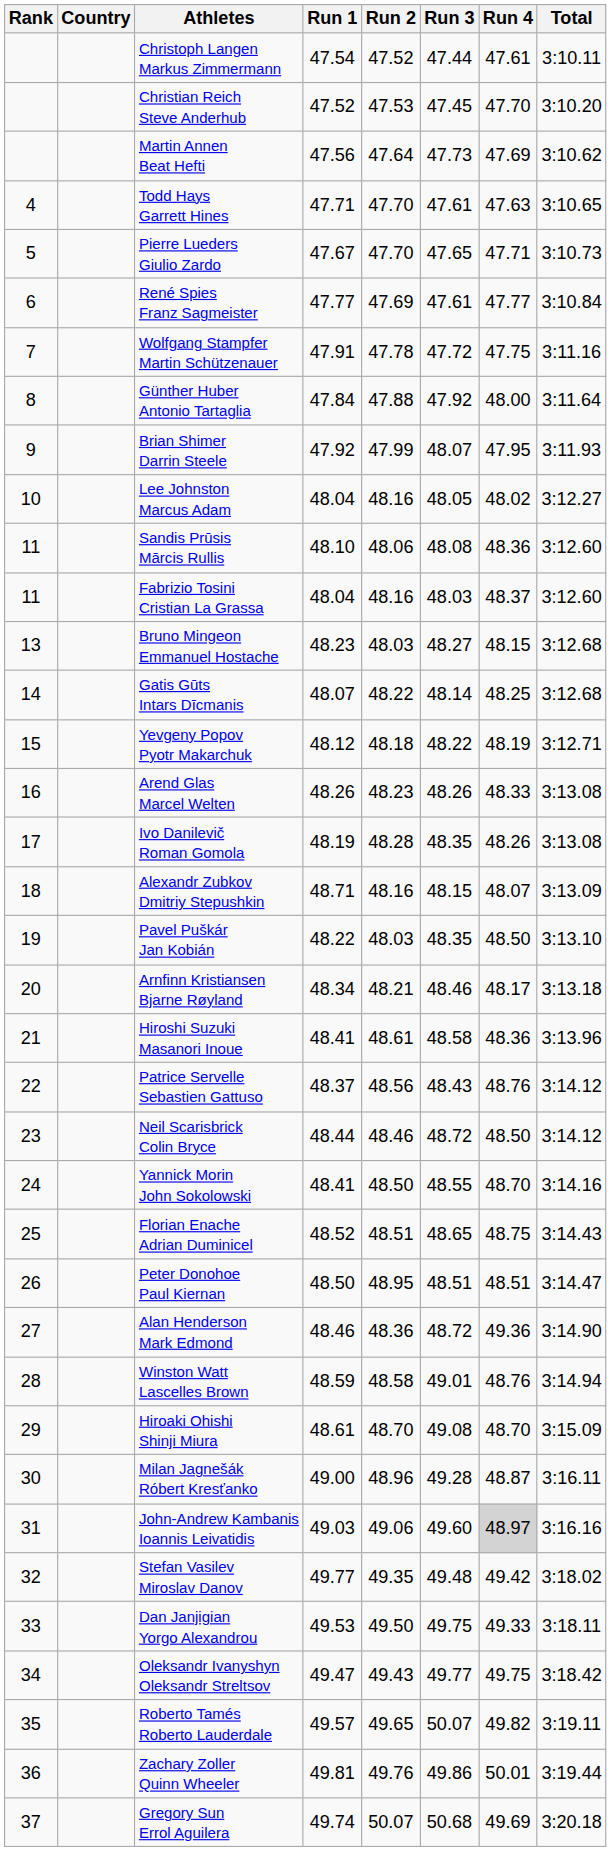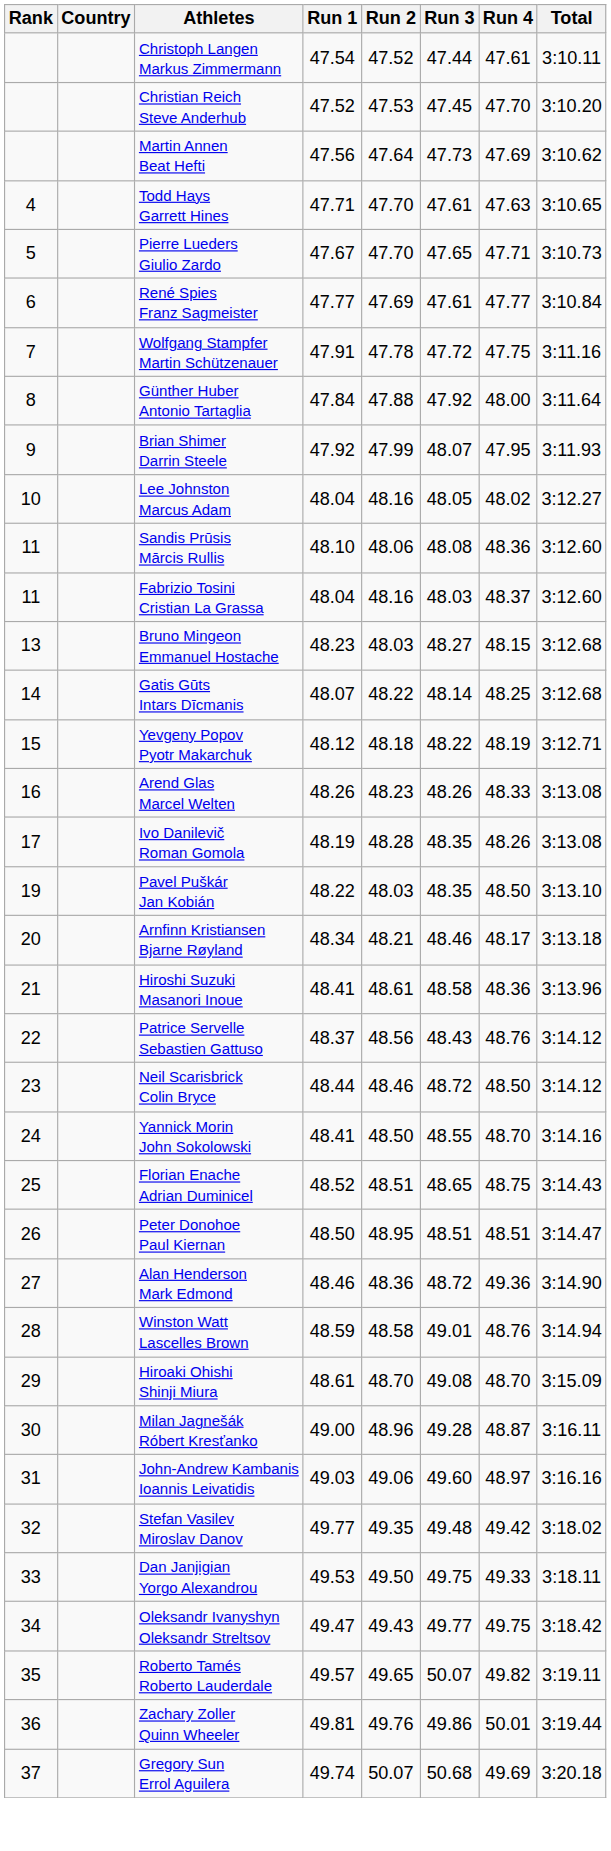- row: (202, 892)
(508, 1528) lightgrey background -> (508, 1479) no background
